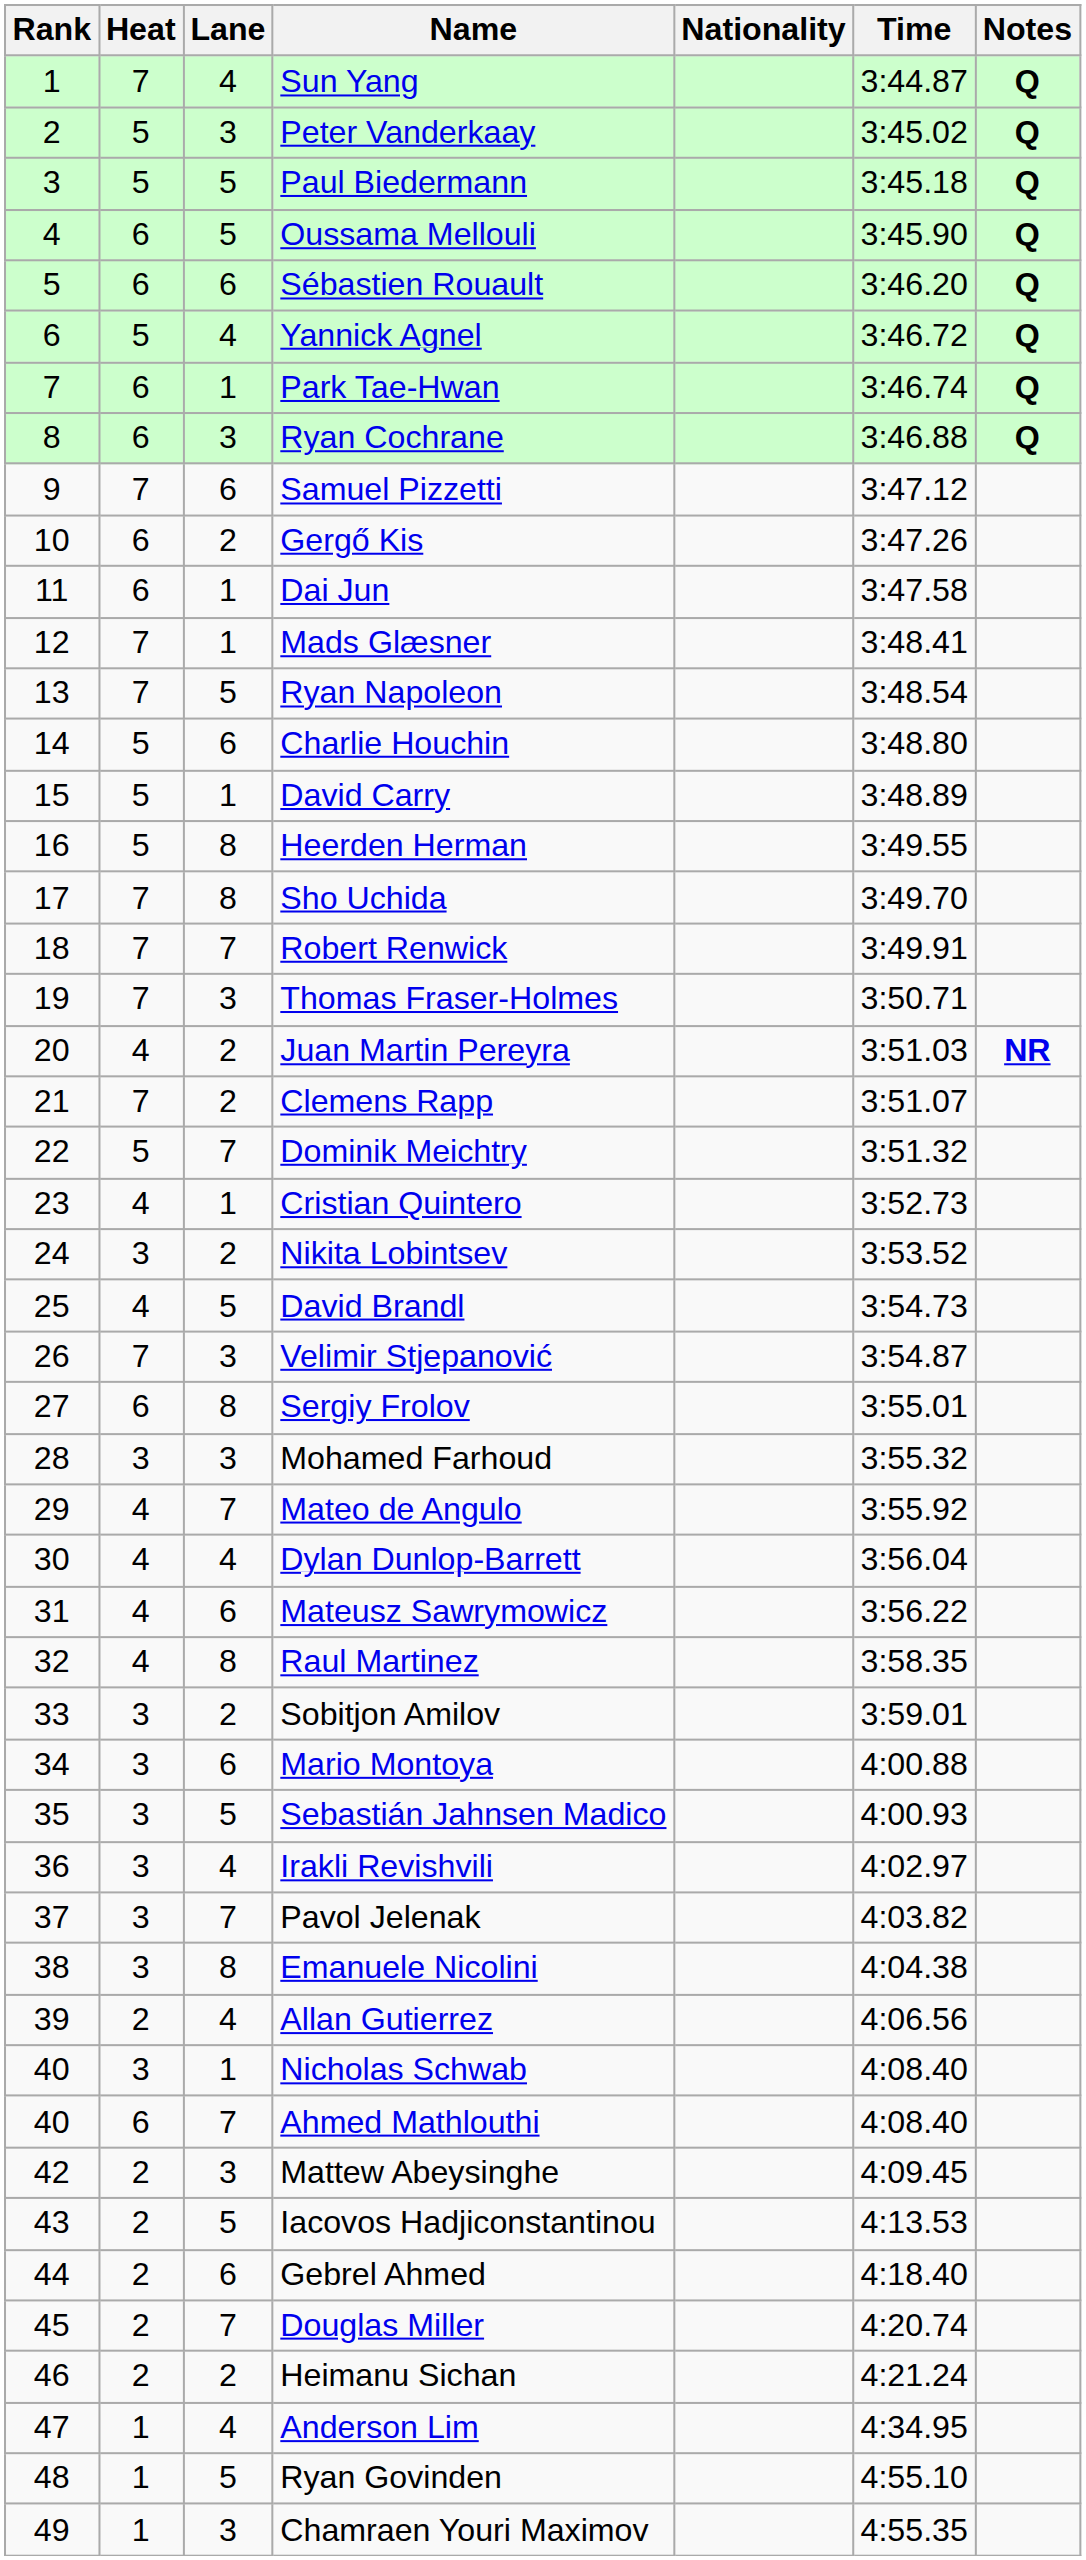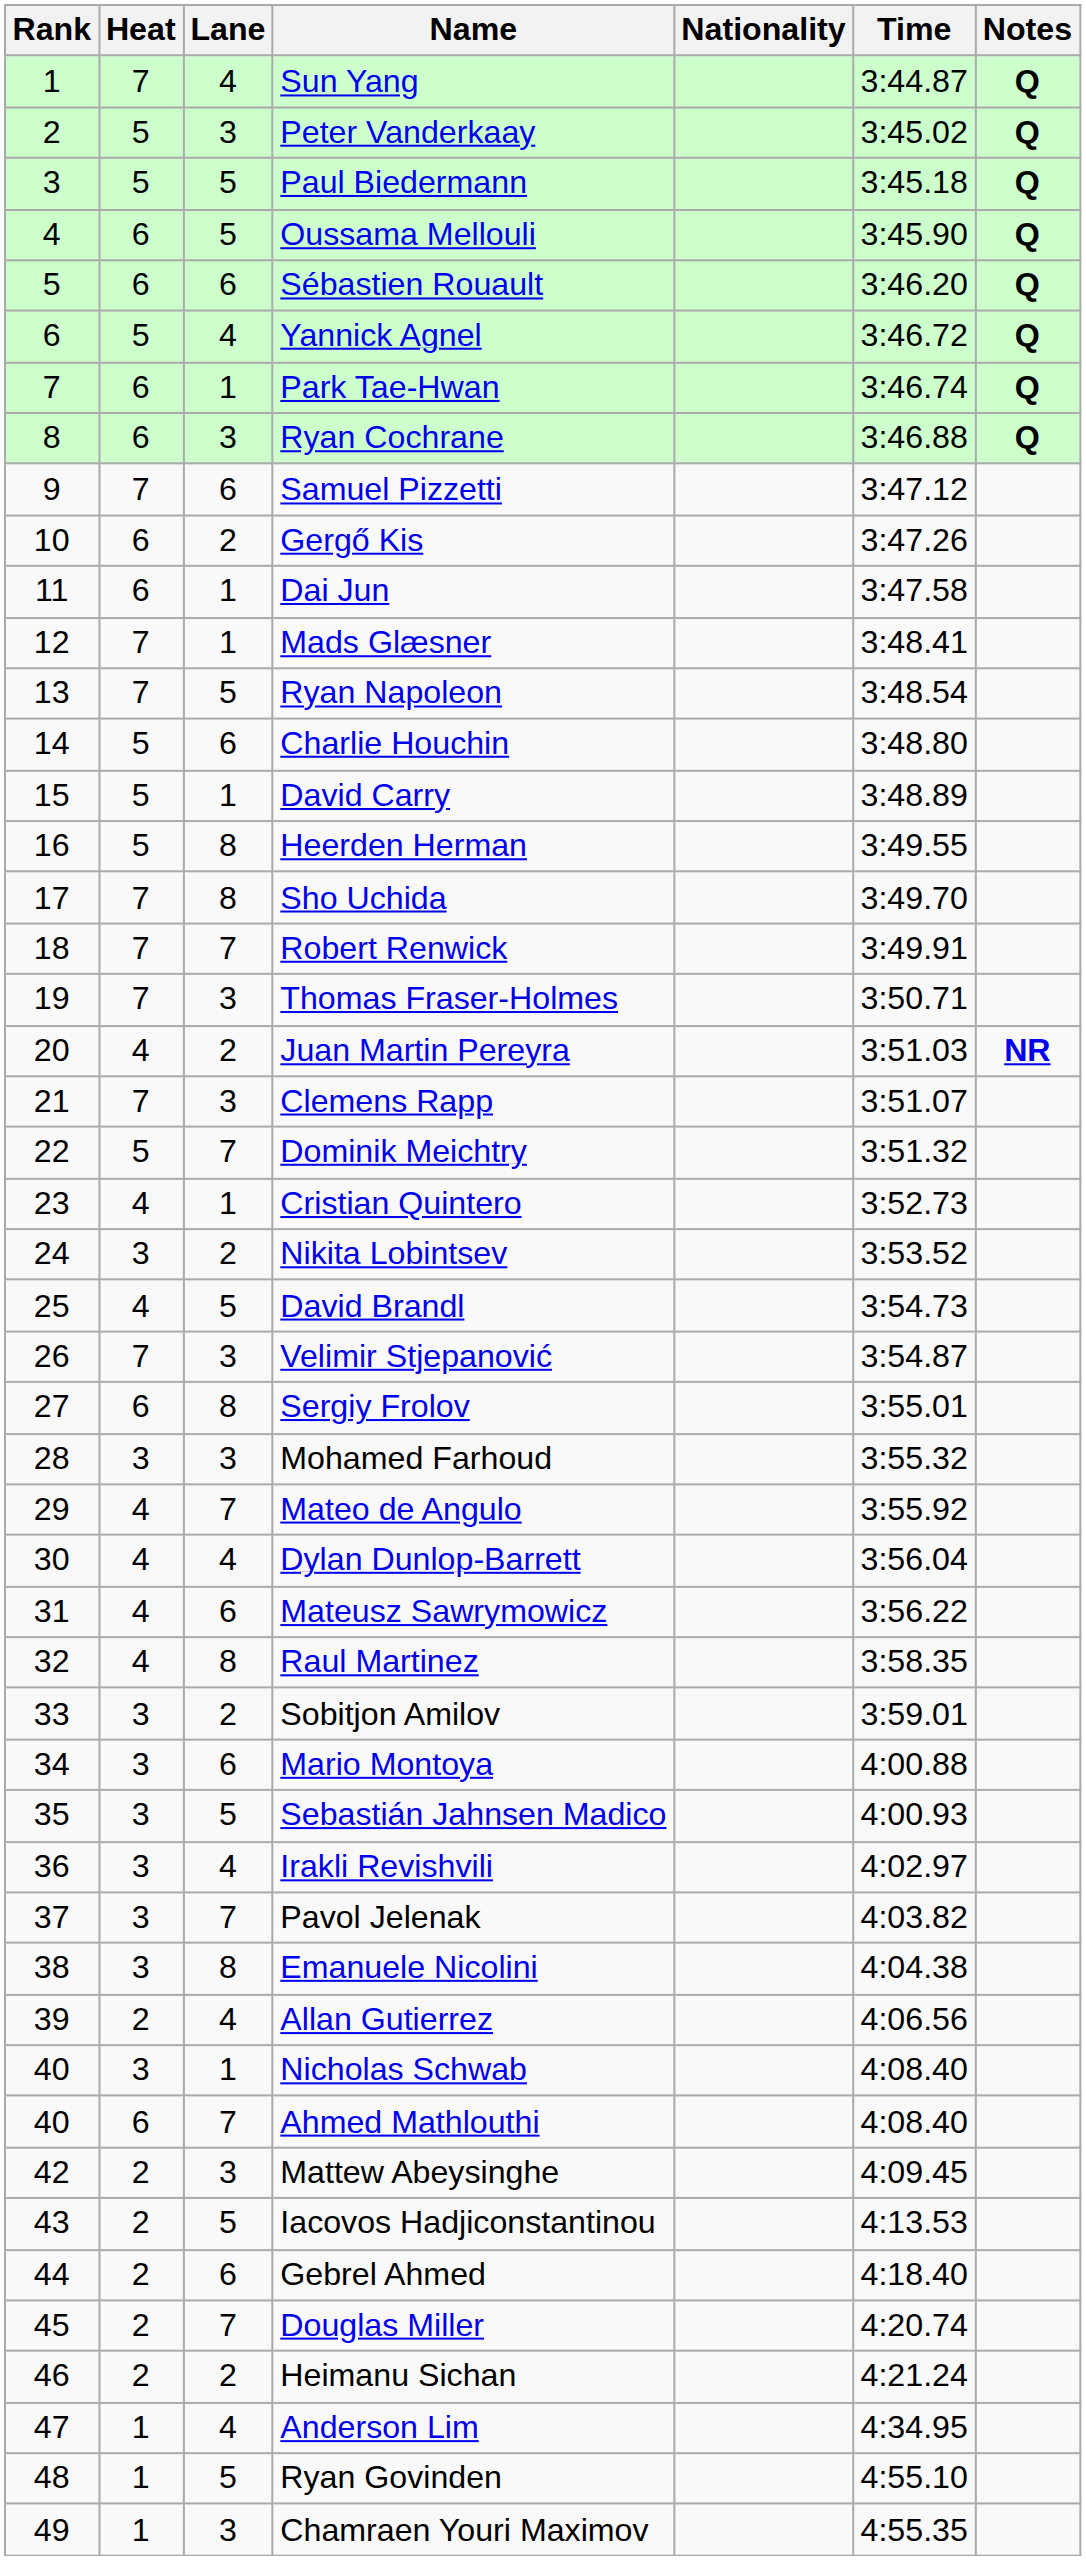(228, 1101) 2 -> (228, 1101) 3
